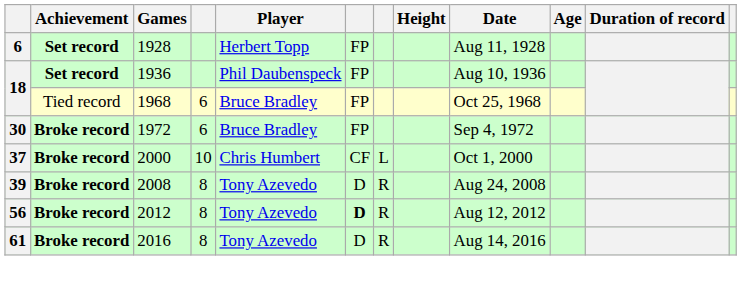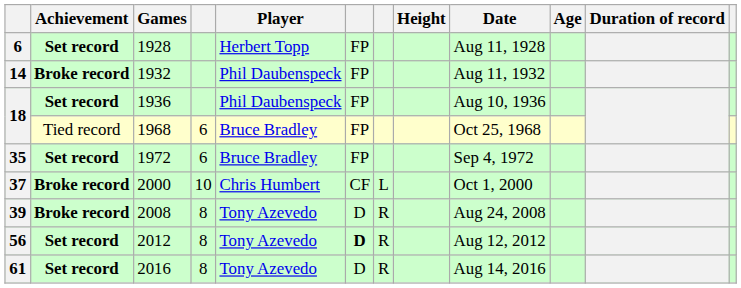+ row: (154, 74)
(18, 129) 30 -> (18, 157) 35
(82, 129) Broke record -> (82, 157) Set record
(82, 213) Broke record -> (82, 241) Set record
(82, 241) Broke record -> (82, 268) Set record
